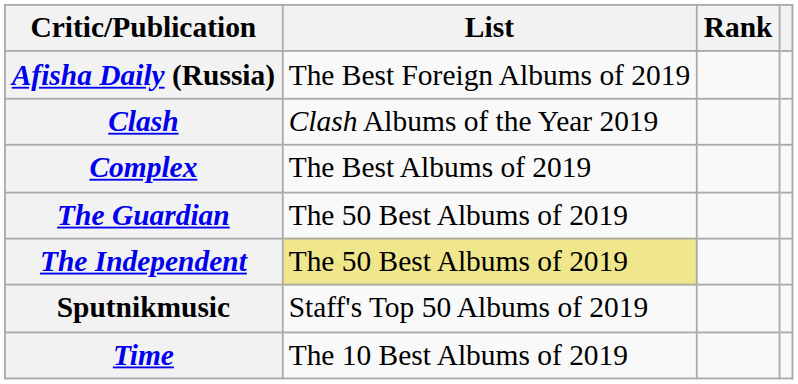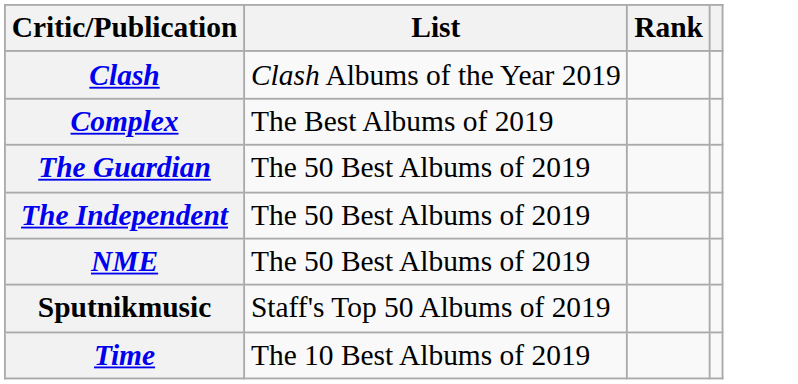- row: (143, 74)
(458, 261) khaki background -> (421, 214) no background
+ row: (125, 261)
